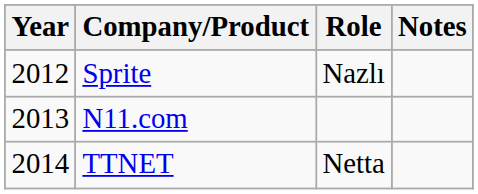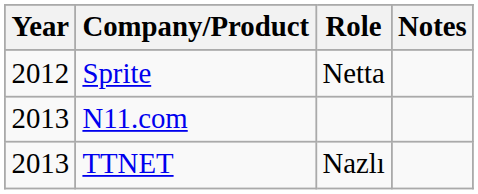(354, 73) Nazlı -> (354, 73) Netta
(40, 164) 2014 -> (40, 164) 2013
(354, 164) Netta -> (354, 164) Nazlı
